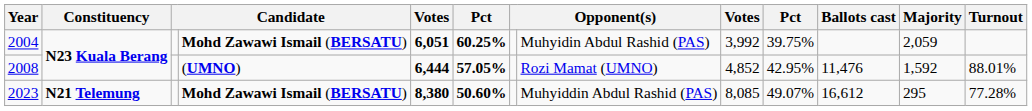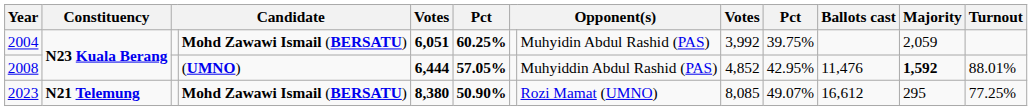(589, 67) Rozi Mamat (UMNO) -> (619, 67) Muhyiddin Abdul Rashid (PAS)
(920, 67) normal -> (920, 67) bold
(481, 93) 50.60% -> (481, 93) 50.90%
(619, 93) Muhyiddin Abdul Rashid (PAS) -> (589, 93) Rozi Mamat (UMNO)
(992, 93) 77.28% -> (992, 93) 77.25%
